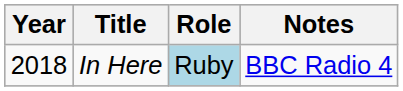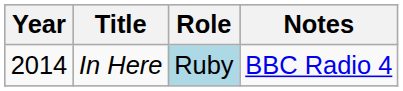(39, 65) 2018 -> (39, 65) 2014
